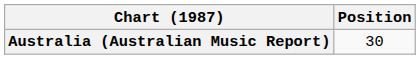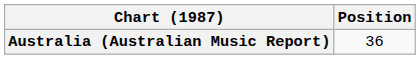(375, 42) 30 -> (375, 42) 36
